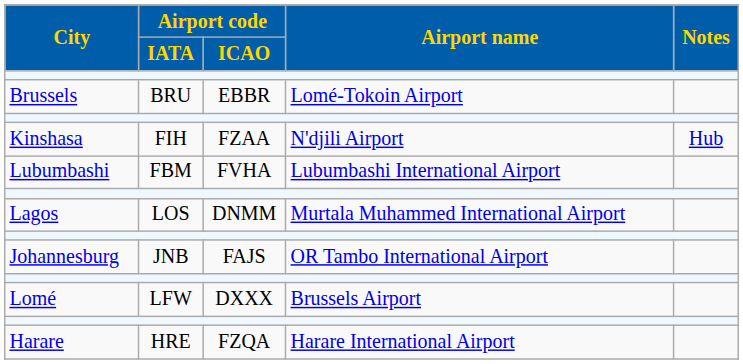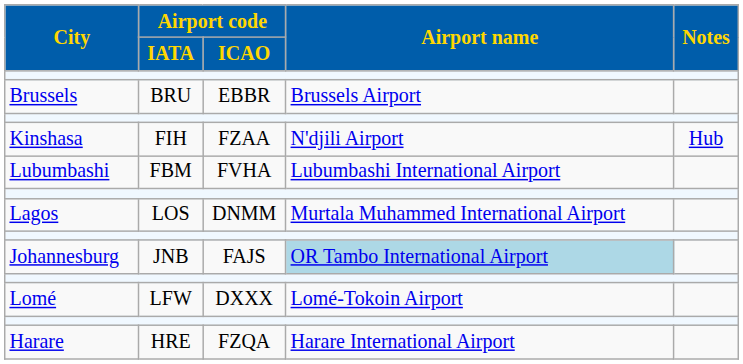(377, 96) Lomé-Tokoin Airport -> (356, 96) Brussels Airport
(419, 256) no background -> (419, 256) lightblue background
(356, 298) Brussels Airport -> (377, 298) Lomé-Tokoin Airport
